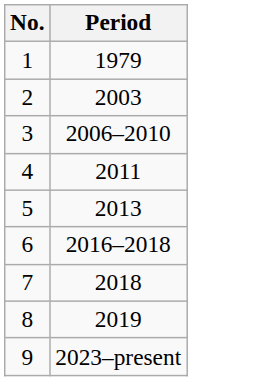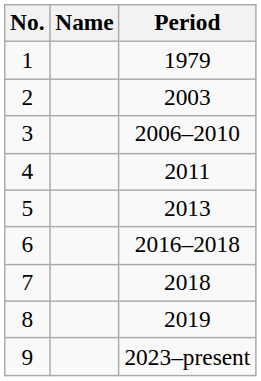+ column: (84, 23)
